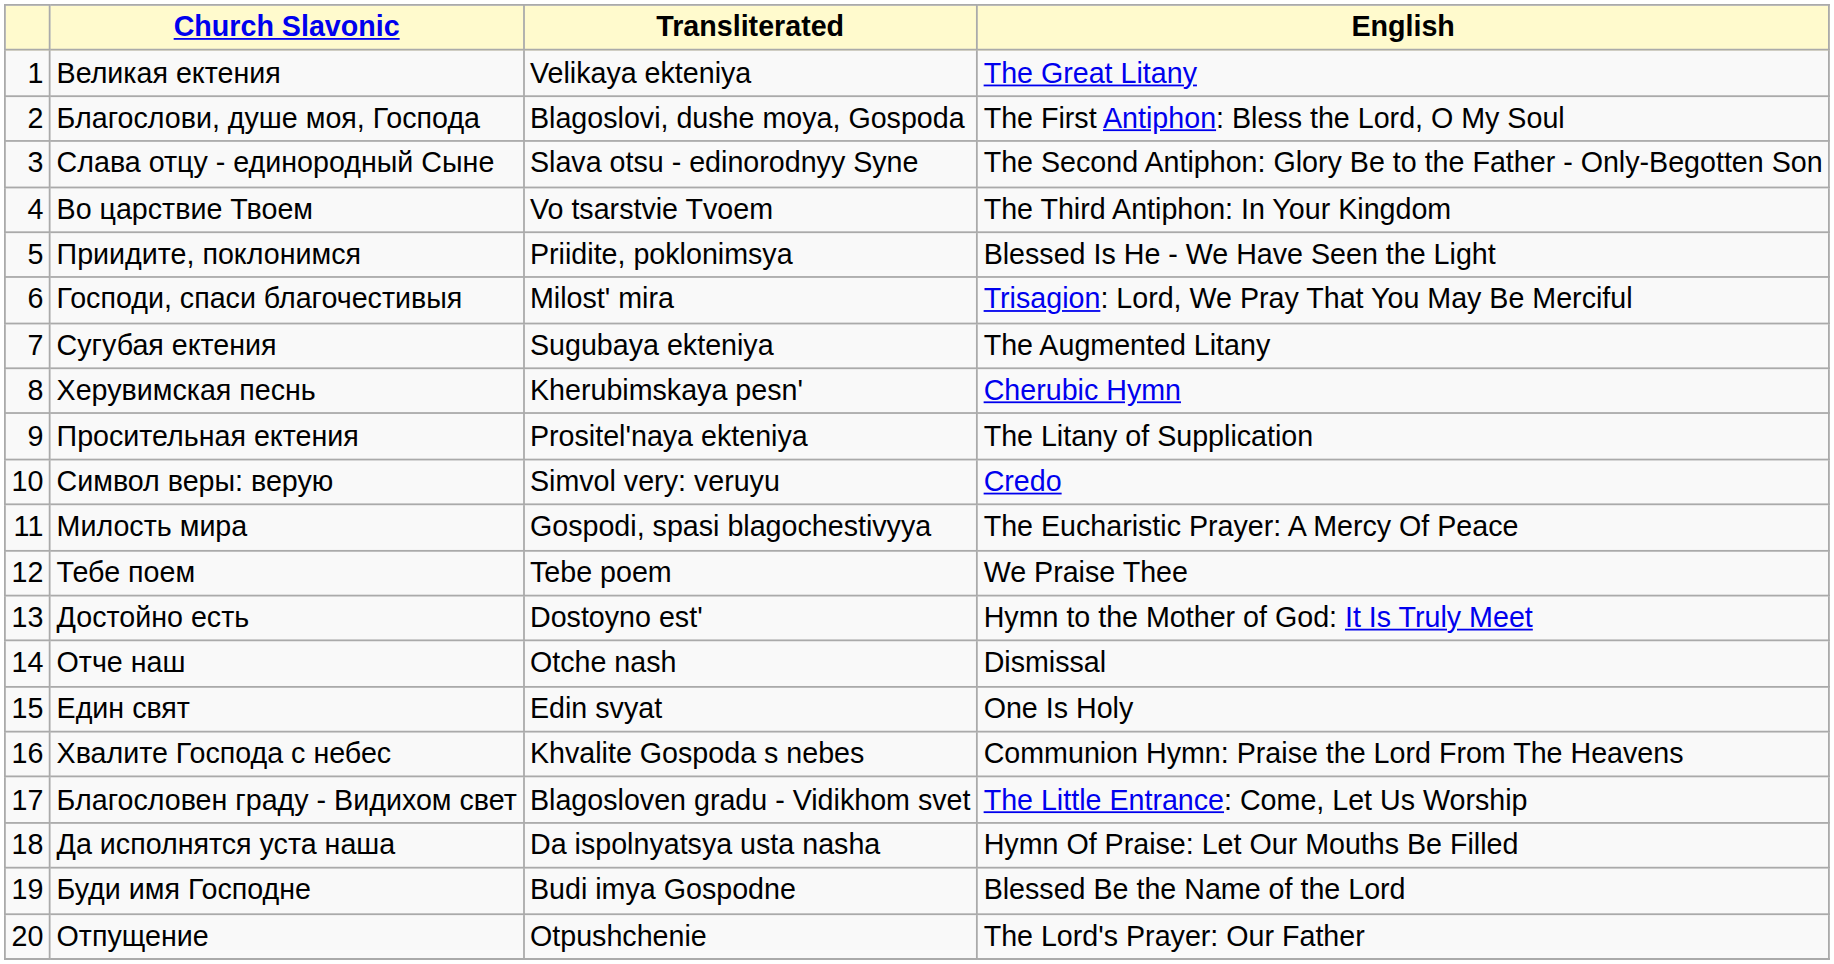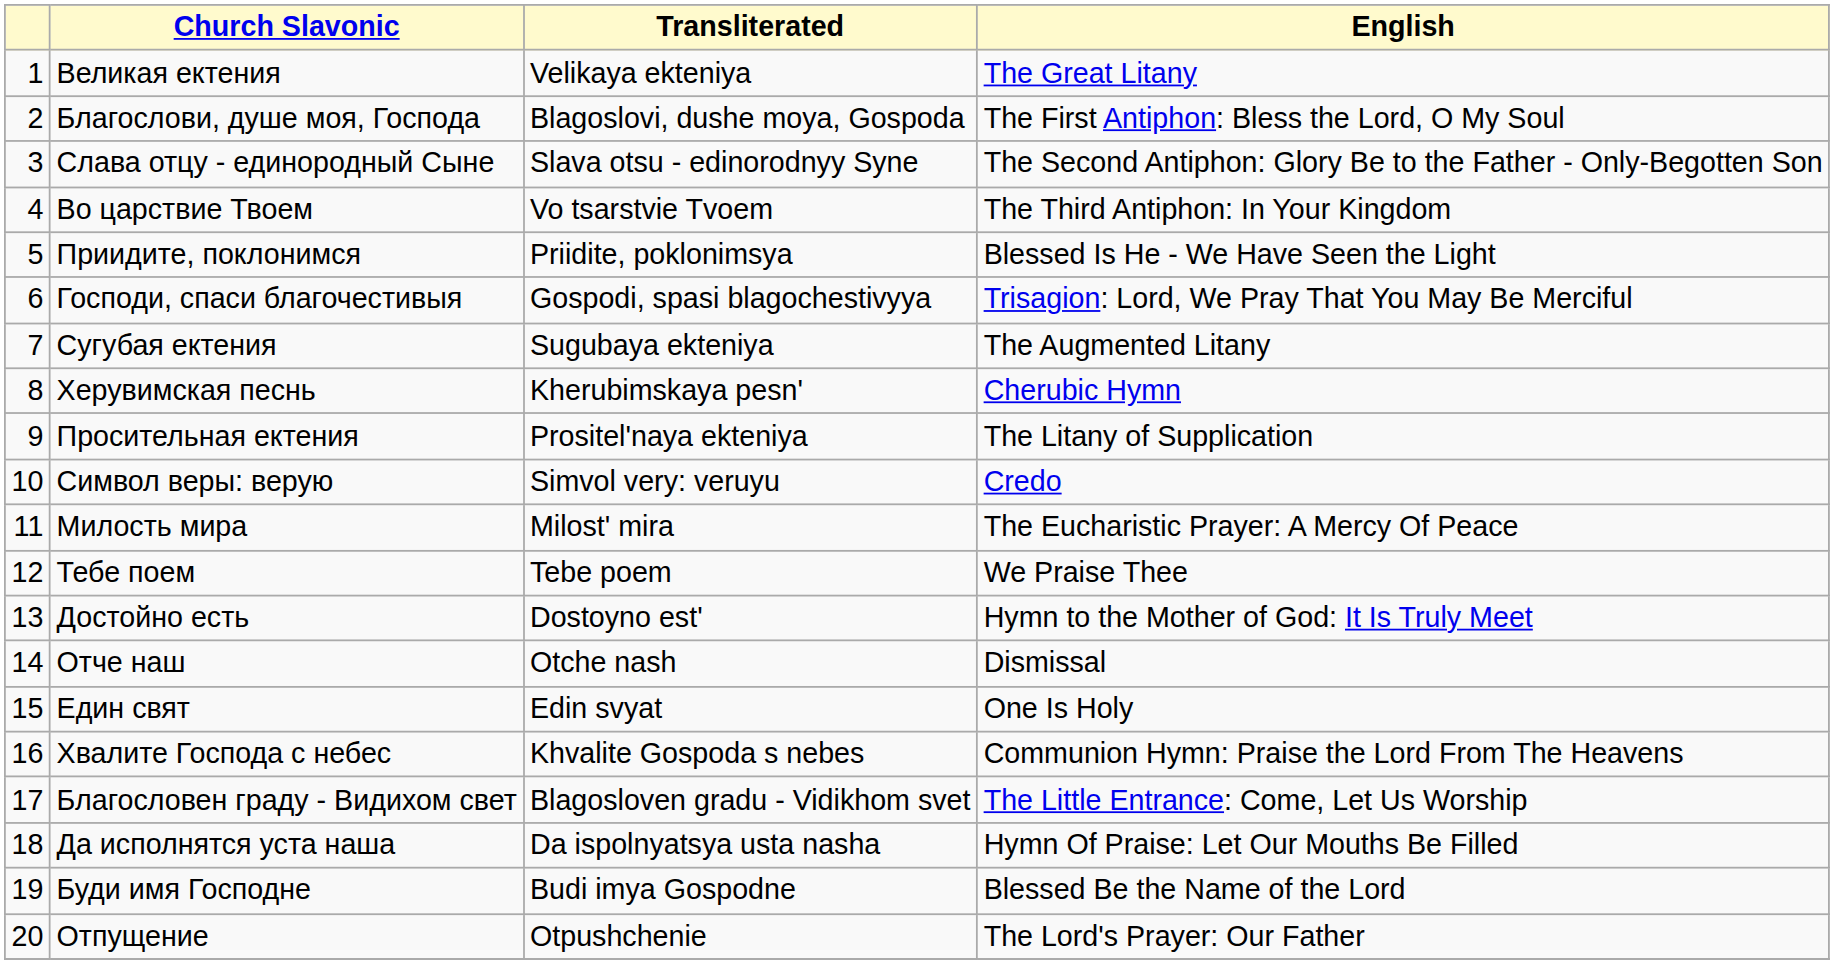(602, 299) Milost' mira -> (731, 299) Gospodi, spasi blagochestivyya
(731, 526) Gospodi, spasi blagochestivyya -> (602, 526) Milost' mira
